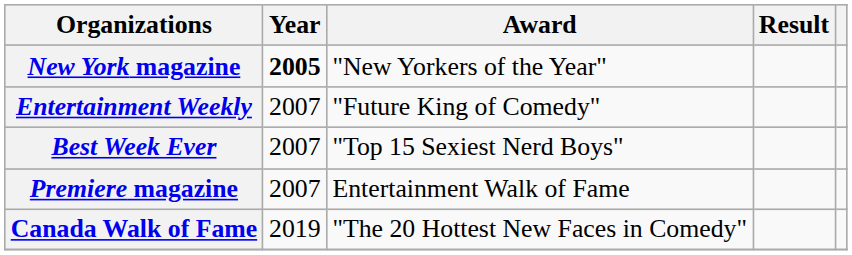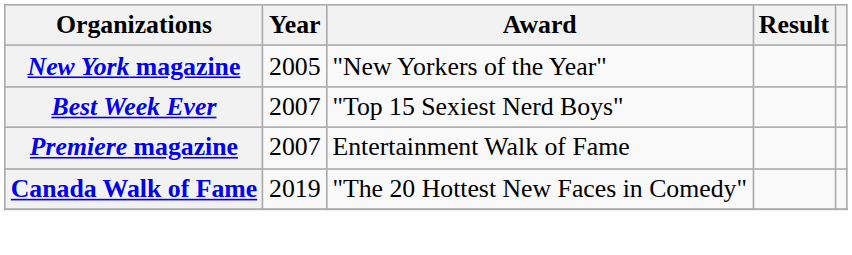(295, 65) bold -> (295, 65) normal
- row: (134, 106)
